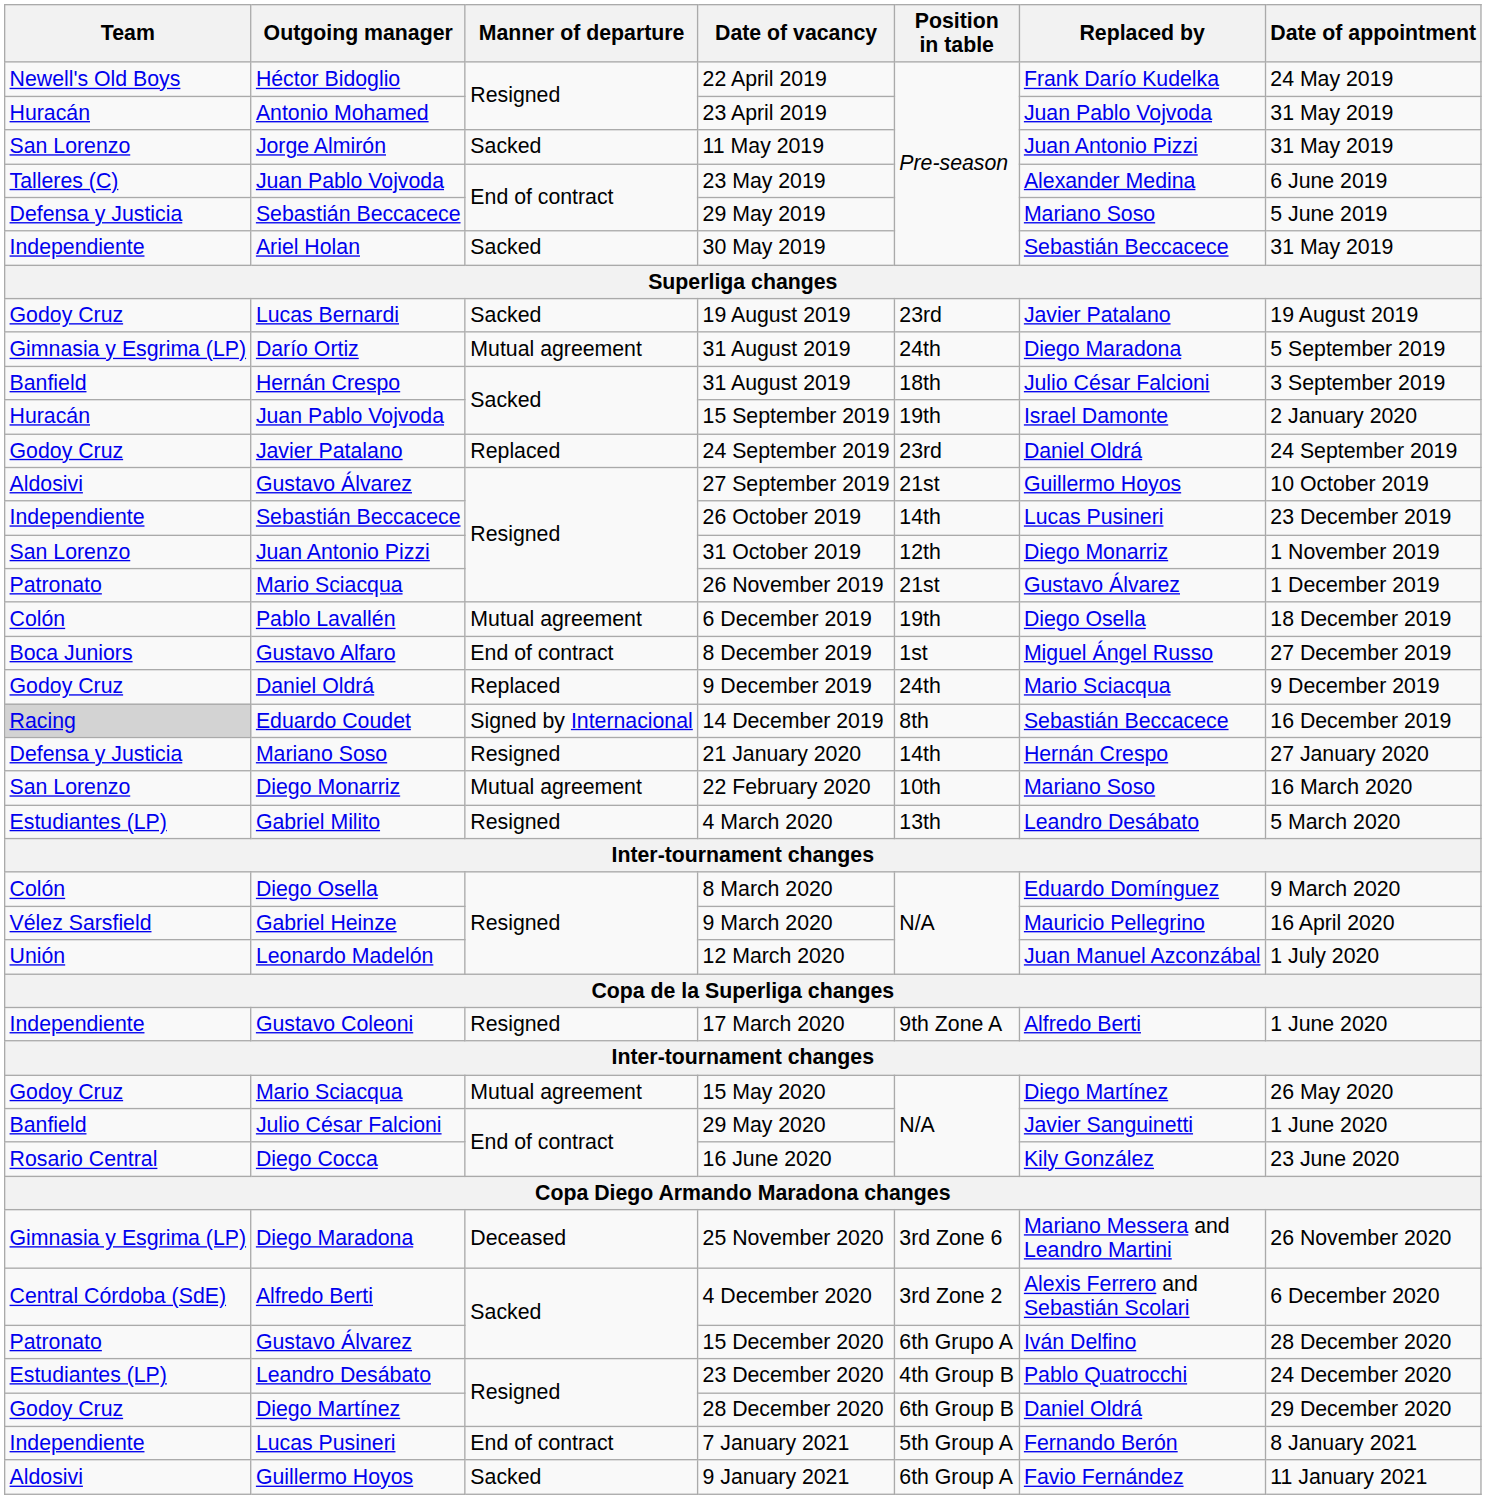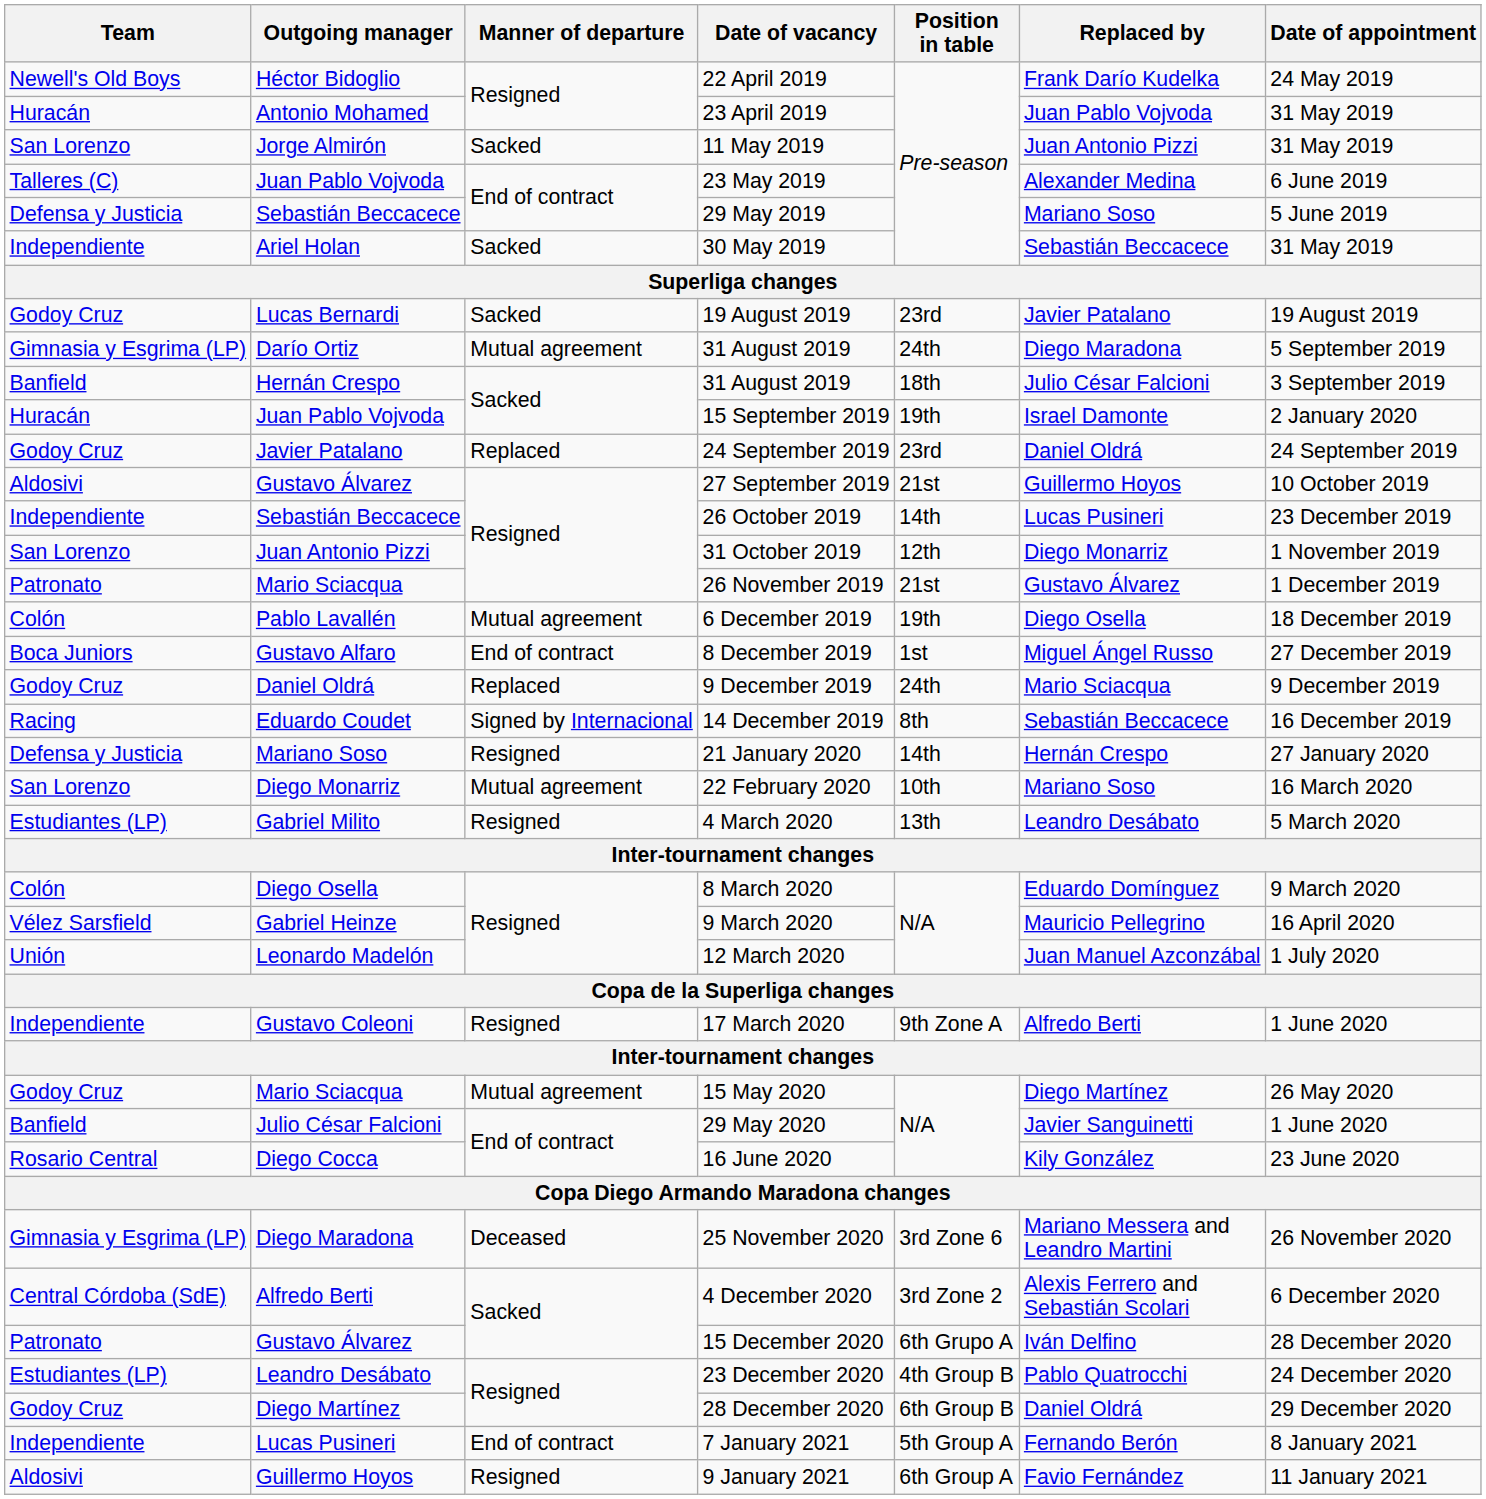(43, 720) lightgrey background -> (43, 720) no background
(506, 1476) Sacked -> (515, 1476) Resigned
